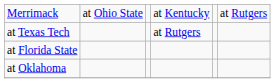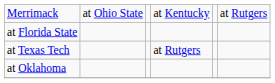rows swapped: (38, 31) <-> (42, 50)
